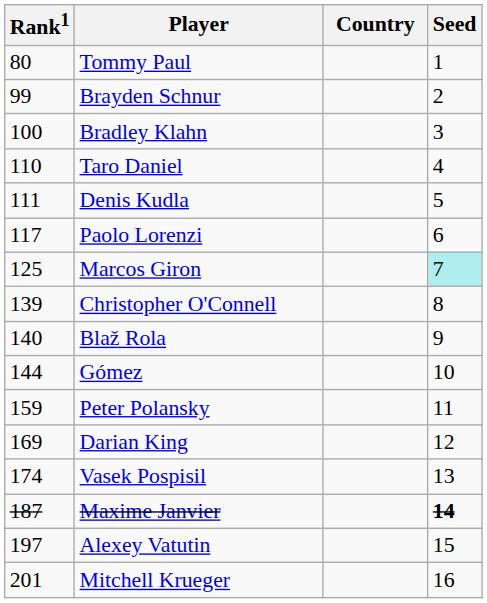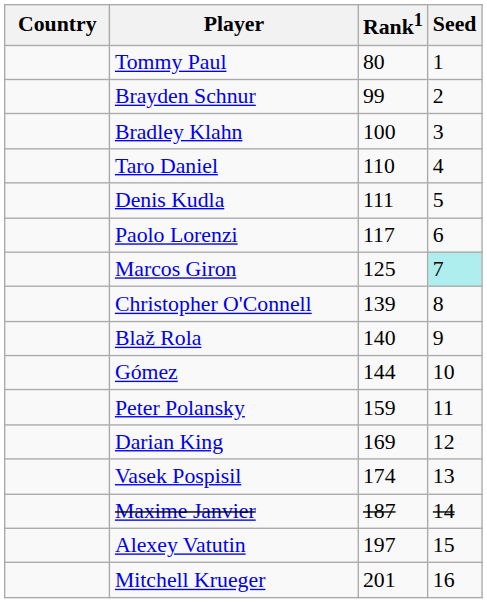columns swapped: (375, 24) <-> (40, 24)
(444, 510) bold -> (444, 510) normal
